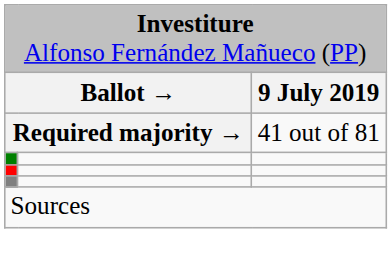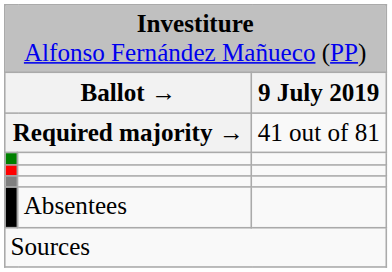+ row: (11, 207)
